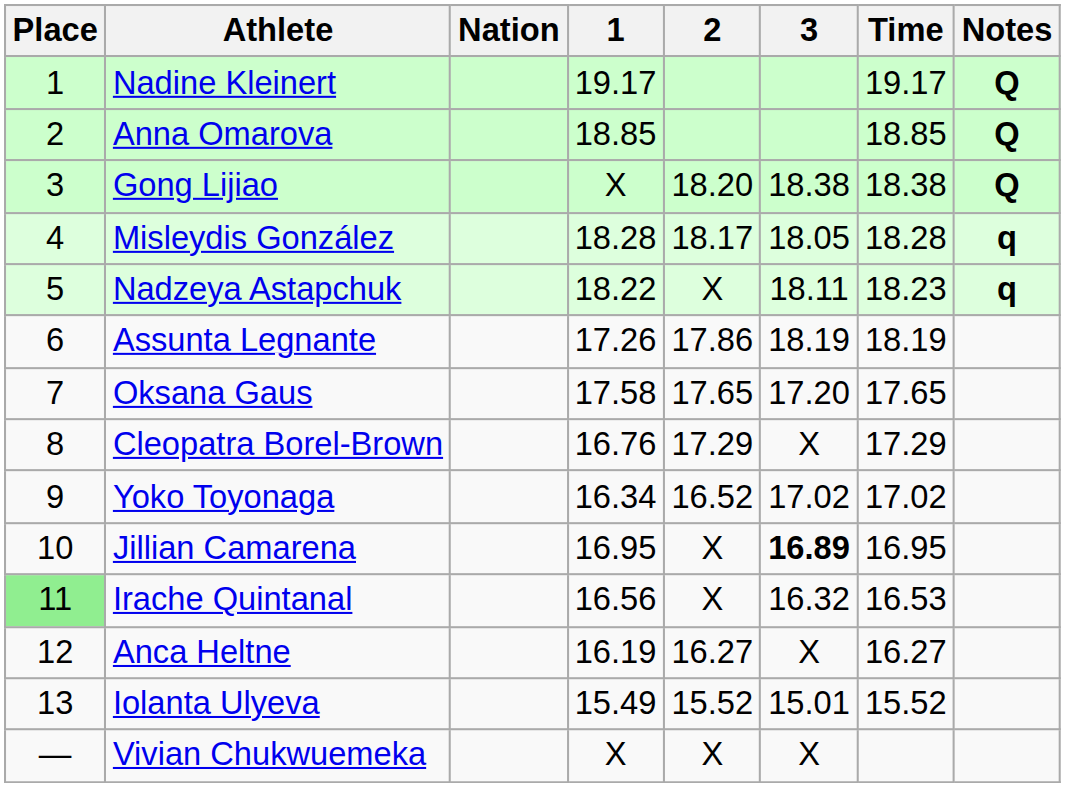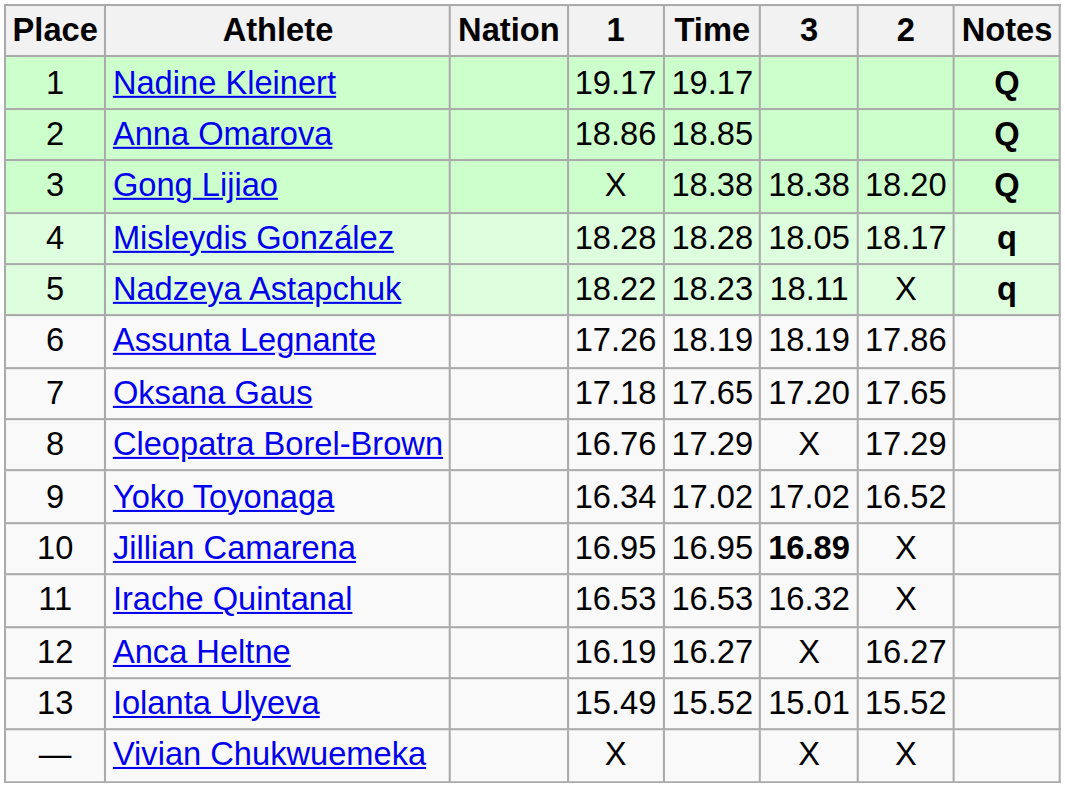columns swapped: (712, 30) <-> (906, 30)
(616, 133) 18.85 -> (616, 133) 18.86
(616, 392) 17.58 -> (616, 392) 17.18
(55, 599) lightgreen background -> (55, 599) no background
(616, 599) 16.56 -> (616, 599) 16.53
